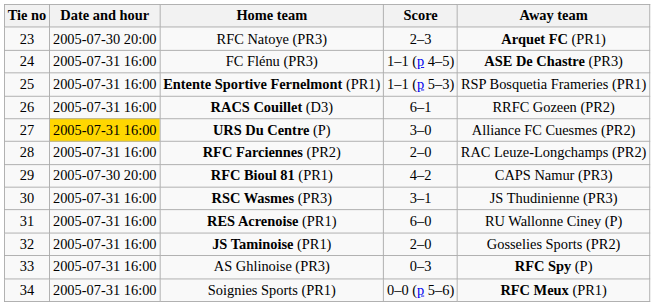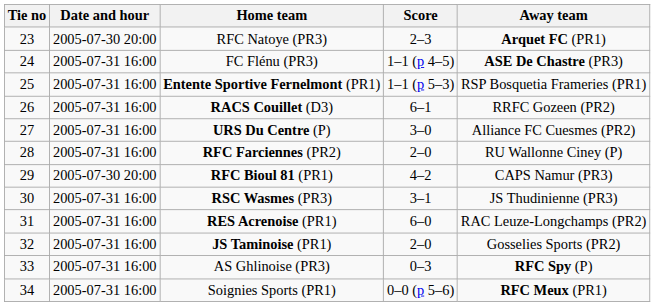(105, 130) gold background -> (105, 130) no background
(554, 152) RAC Leuze-Longchamps (PR2) -> (554, 152) RU Wallonne Ciney (P)
(554, 221) RU Wallonne Ciney (P) -> (554, 221) RAC Leuze-Longchamps (PR2)
